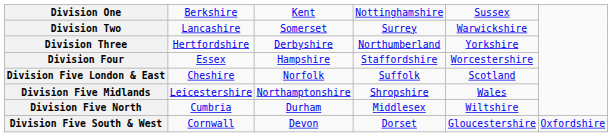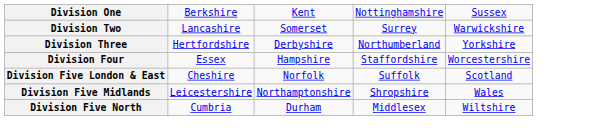- row: (86, 124)
